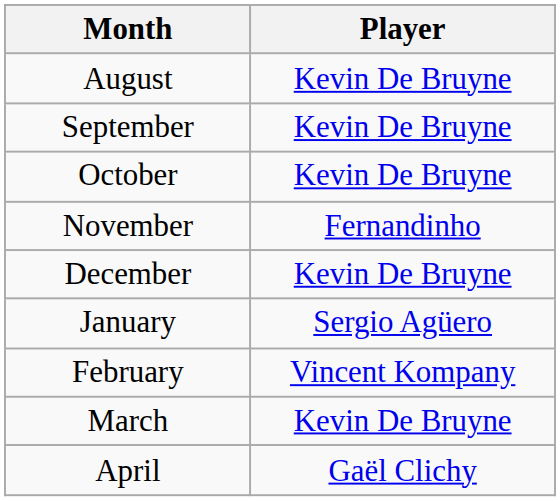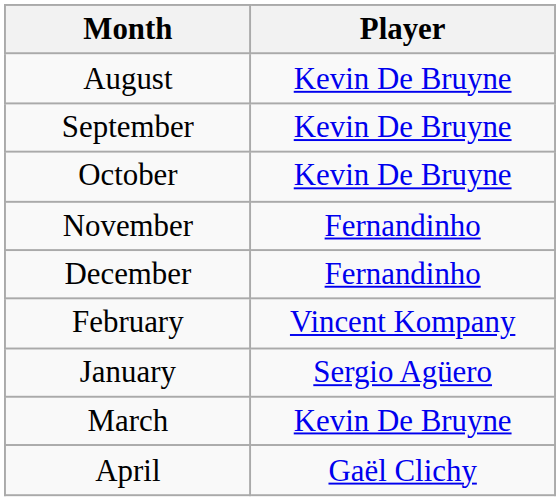(403, 273) Kevin De Bruyne -> (403, 273) Fernandinho
rows swapped: (128, 322) <-> (128, 371)
